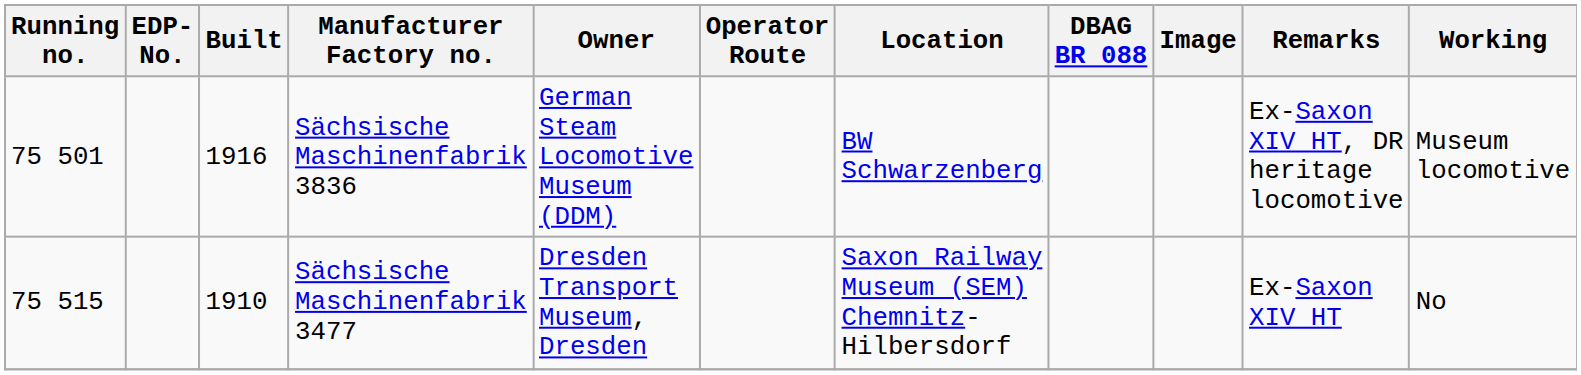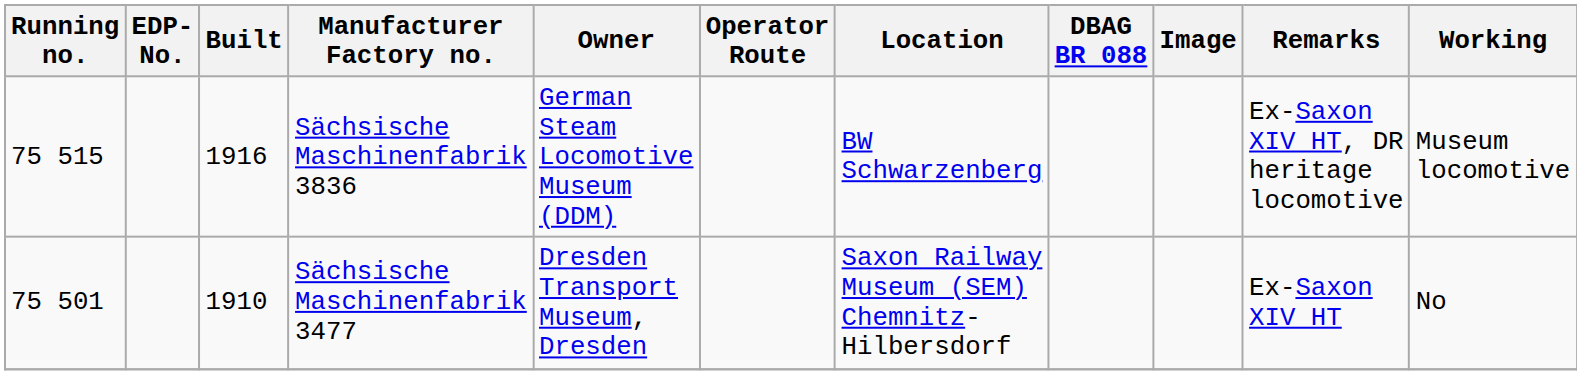(57, 157) 75 501 -> (57, 157) 75 515
(57, 303) 75 515 -> (57, 303) 75 501
